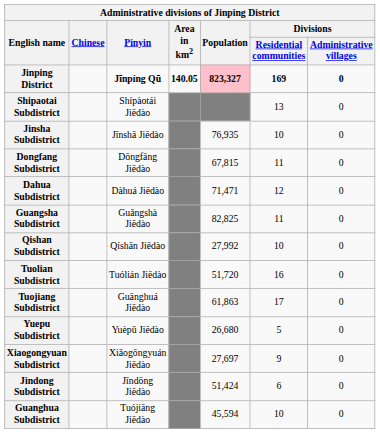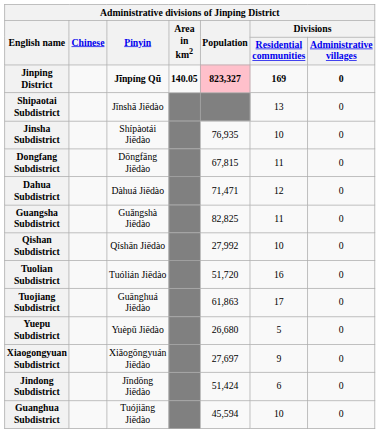(138, 107) Shípàotái Jiēdào -> (138, 107) Jīnshā Jiēdào
(138, 135) Jīnshā Jiēdào -> (138, 135) Shípàotái Jiēdào
